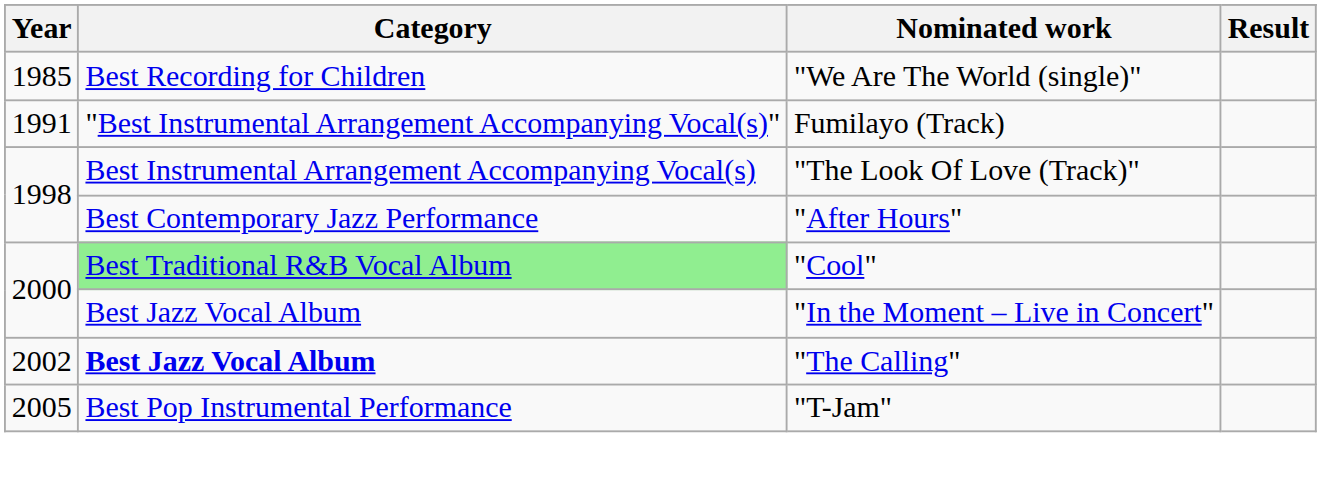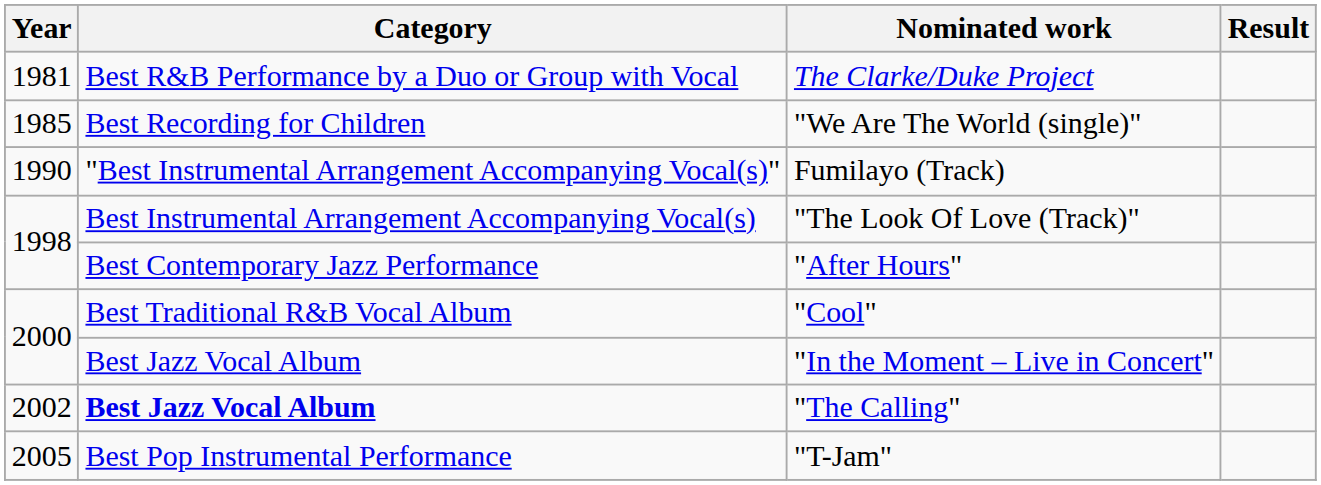+ row: (944, 75)
(42, 123) 1991 -> (42, 170) 1990
(299, 265) lightgreen background -> (299, 312) no background
